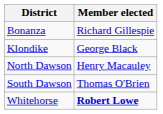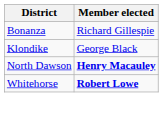(114, 65) normal -> (116, 65) bold
- row: (39, 83)
